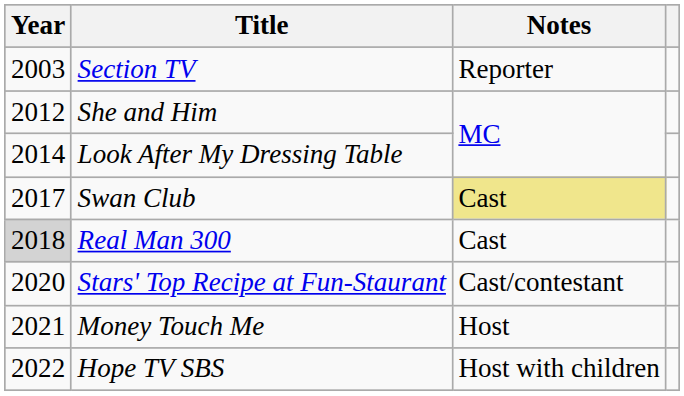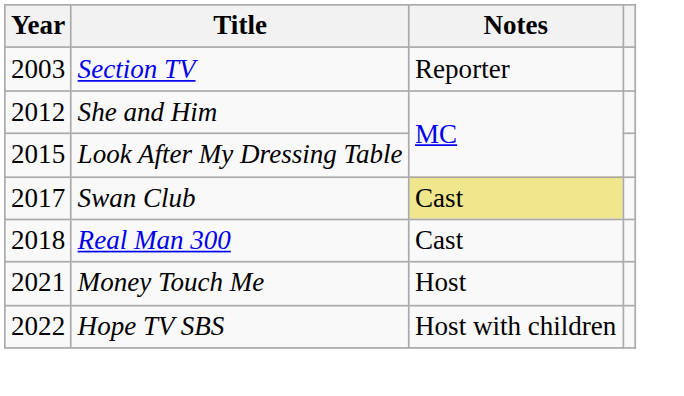(38, 154) 2014 -> (38, 154) 2015
(38, 240) lightgrey background -> (38, 240) no background
- row: (262, 283)
